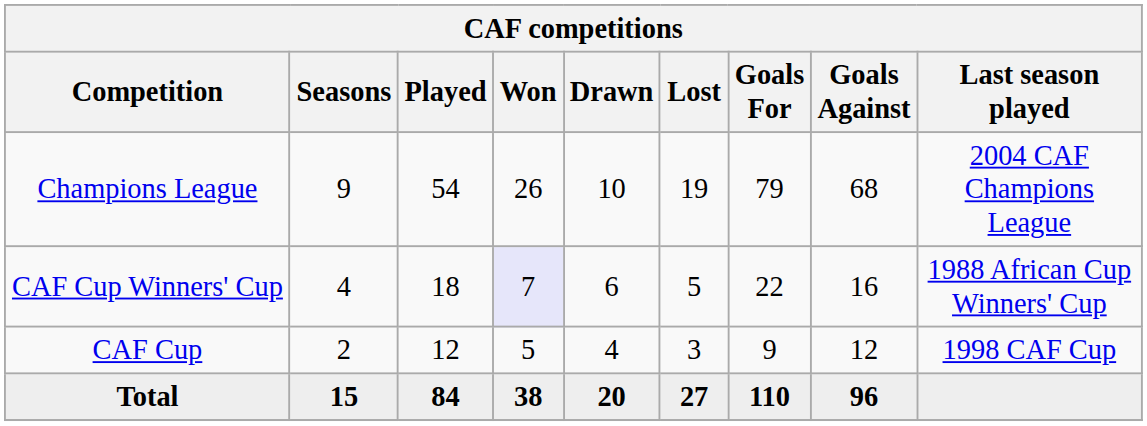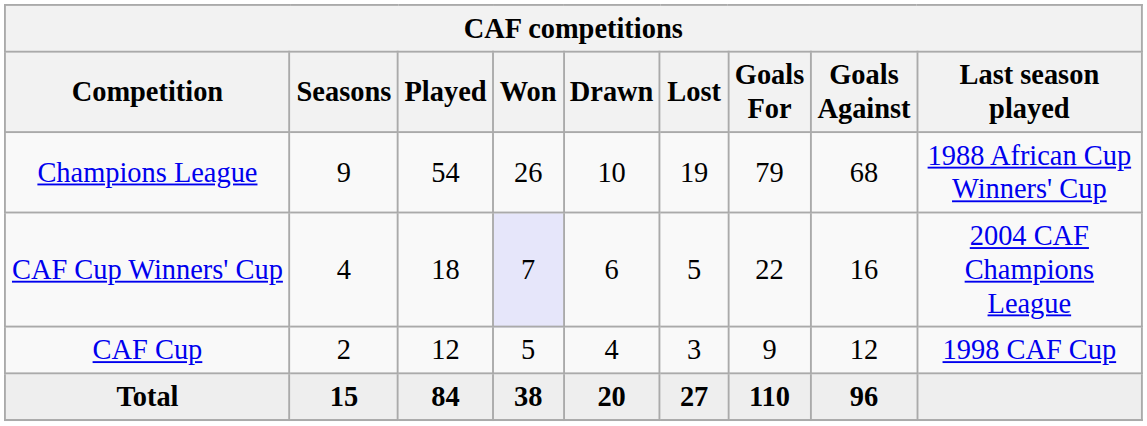(1029, 189) 2004 CAF Champions League -> (1029, 172) 1988 African Cup Winners' Cup
(1029, 286) 1988 African Cup Winners' Cup -> (1029, 269) 2004 CAF Champions League
